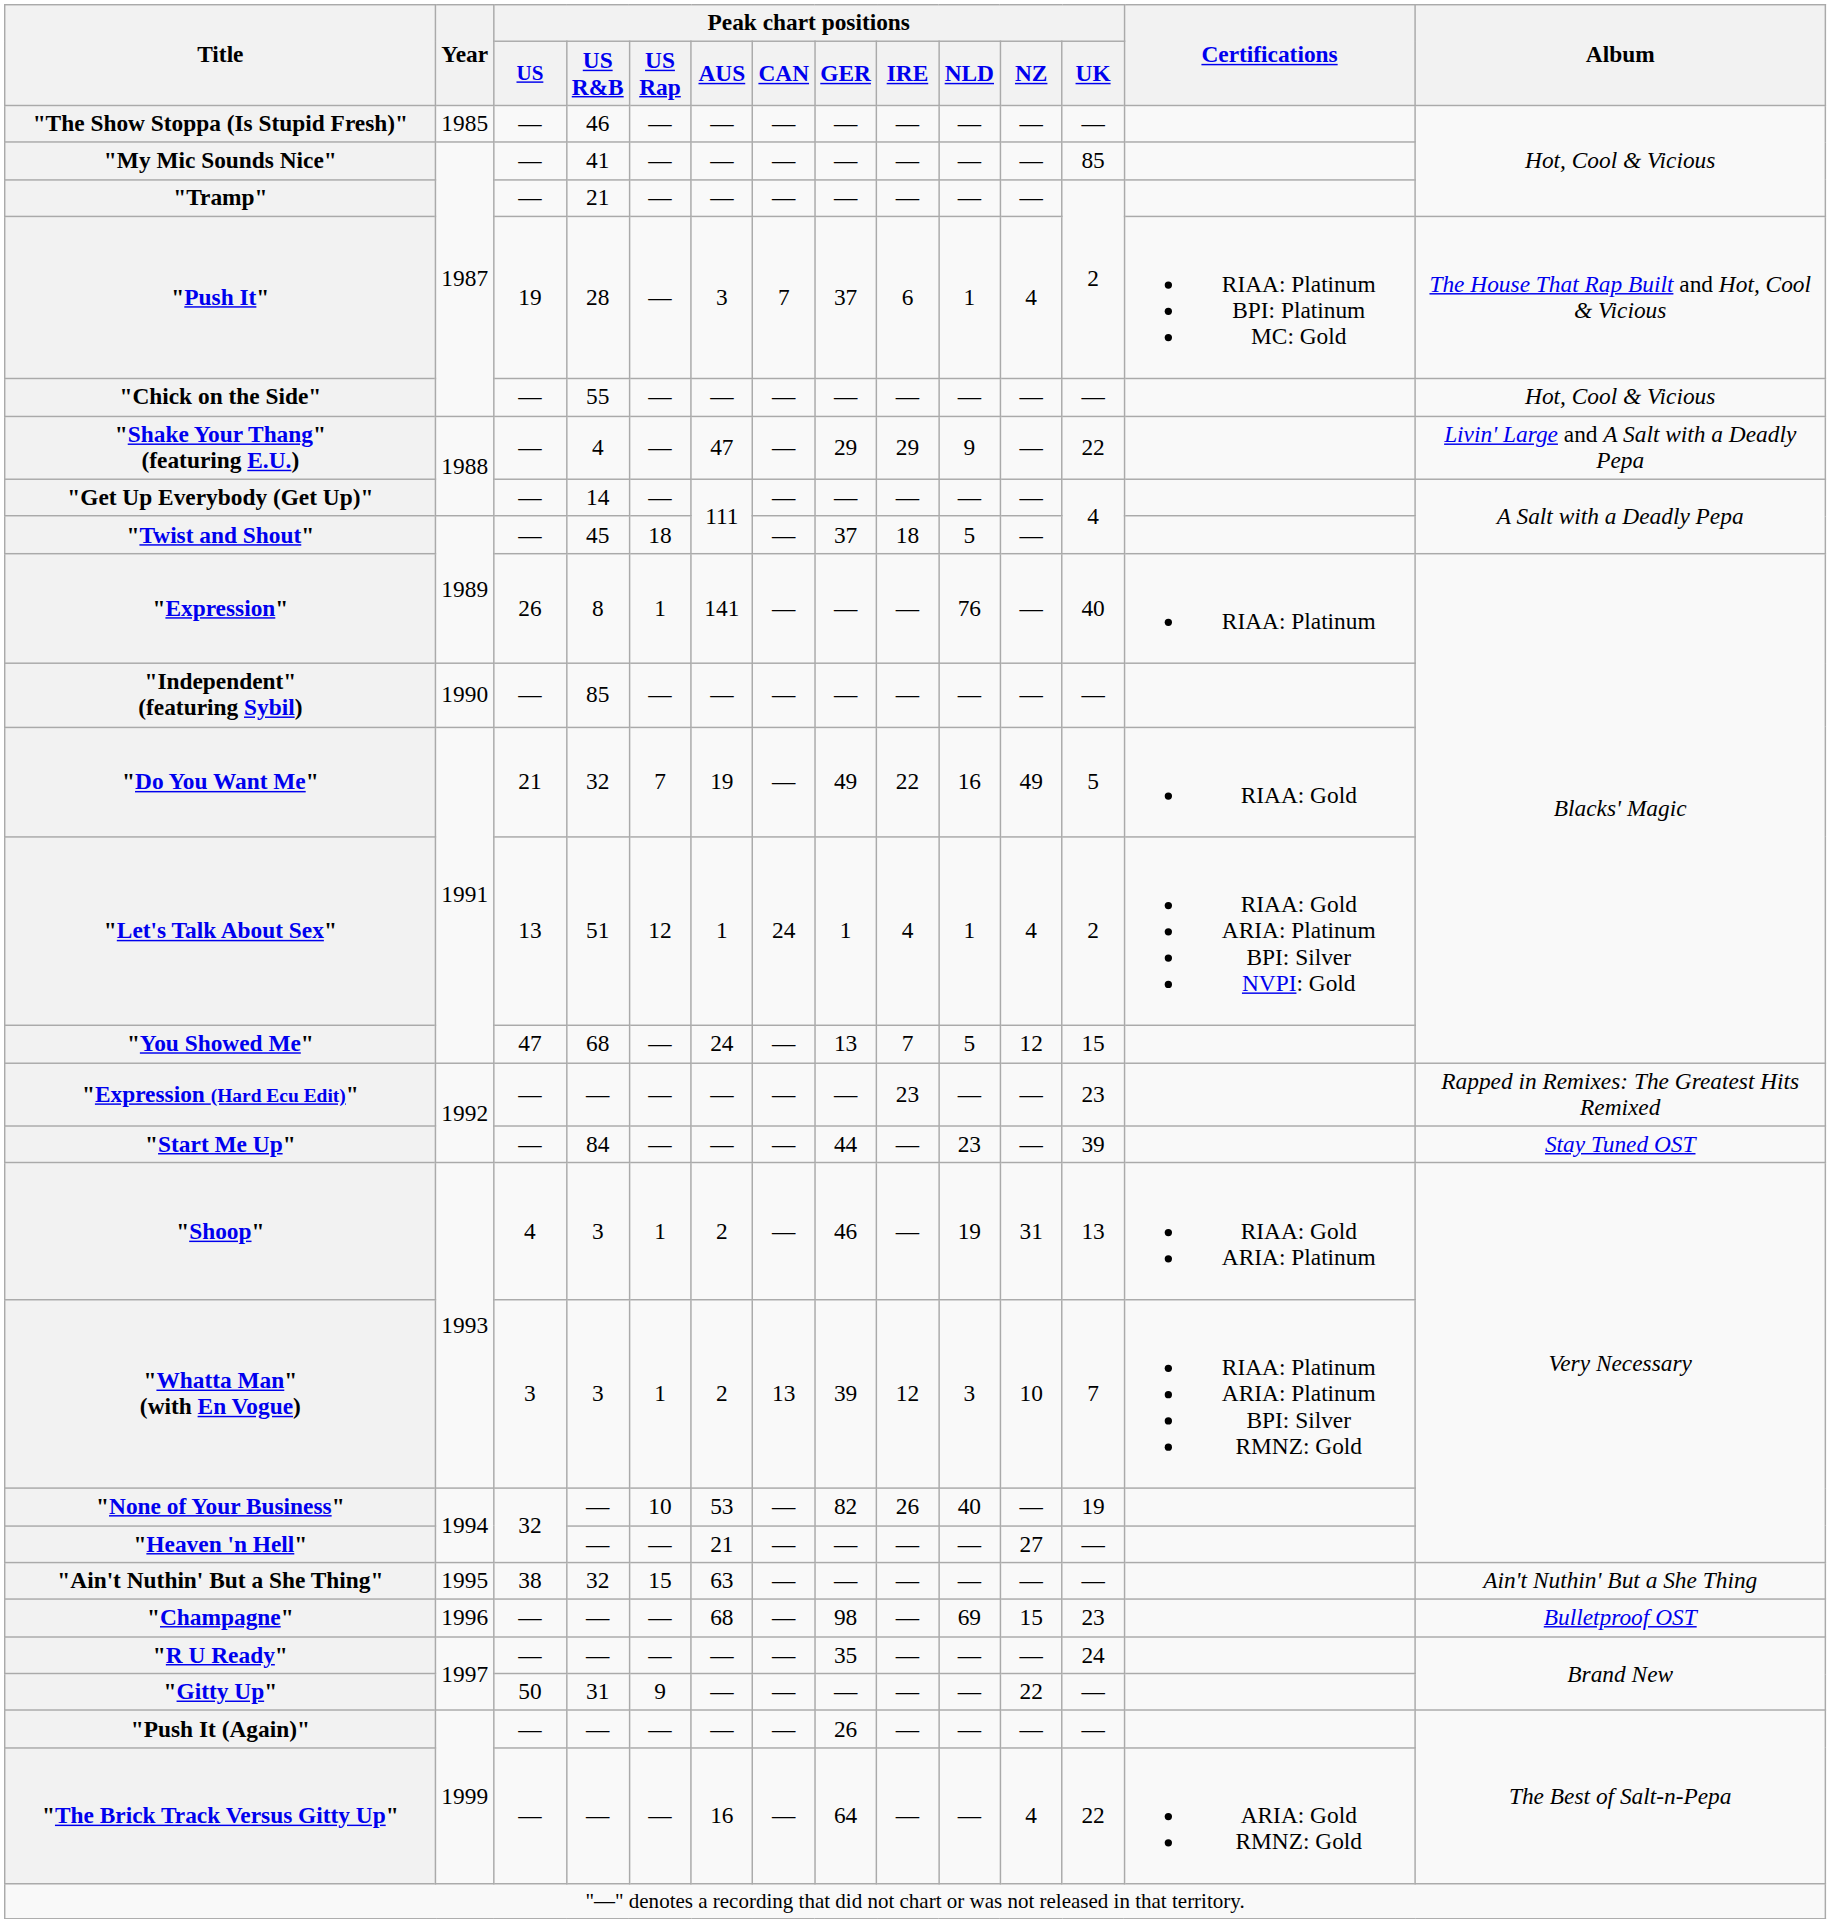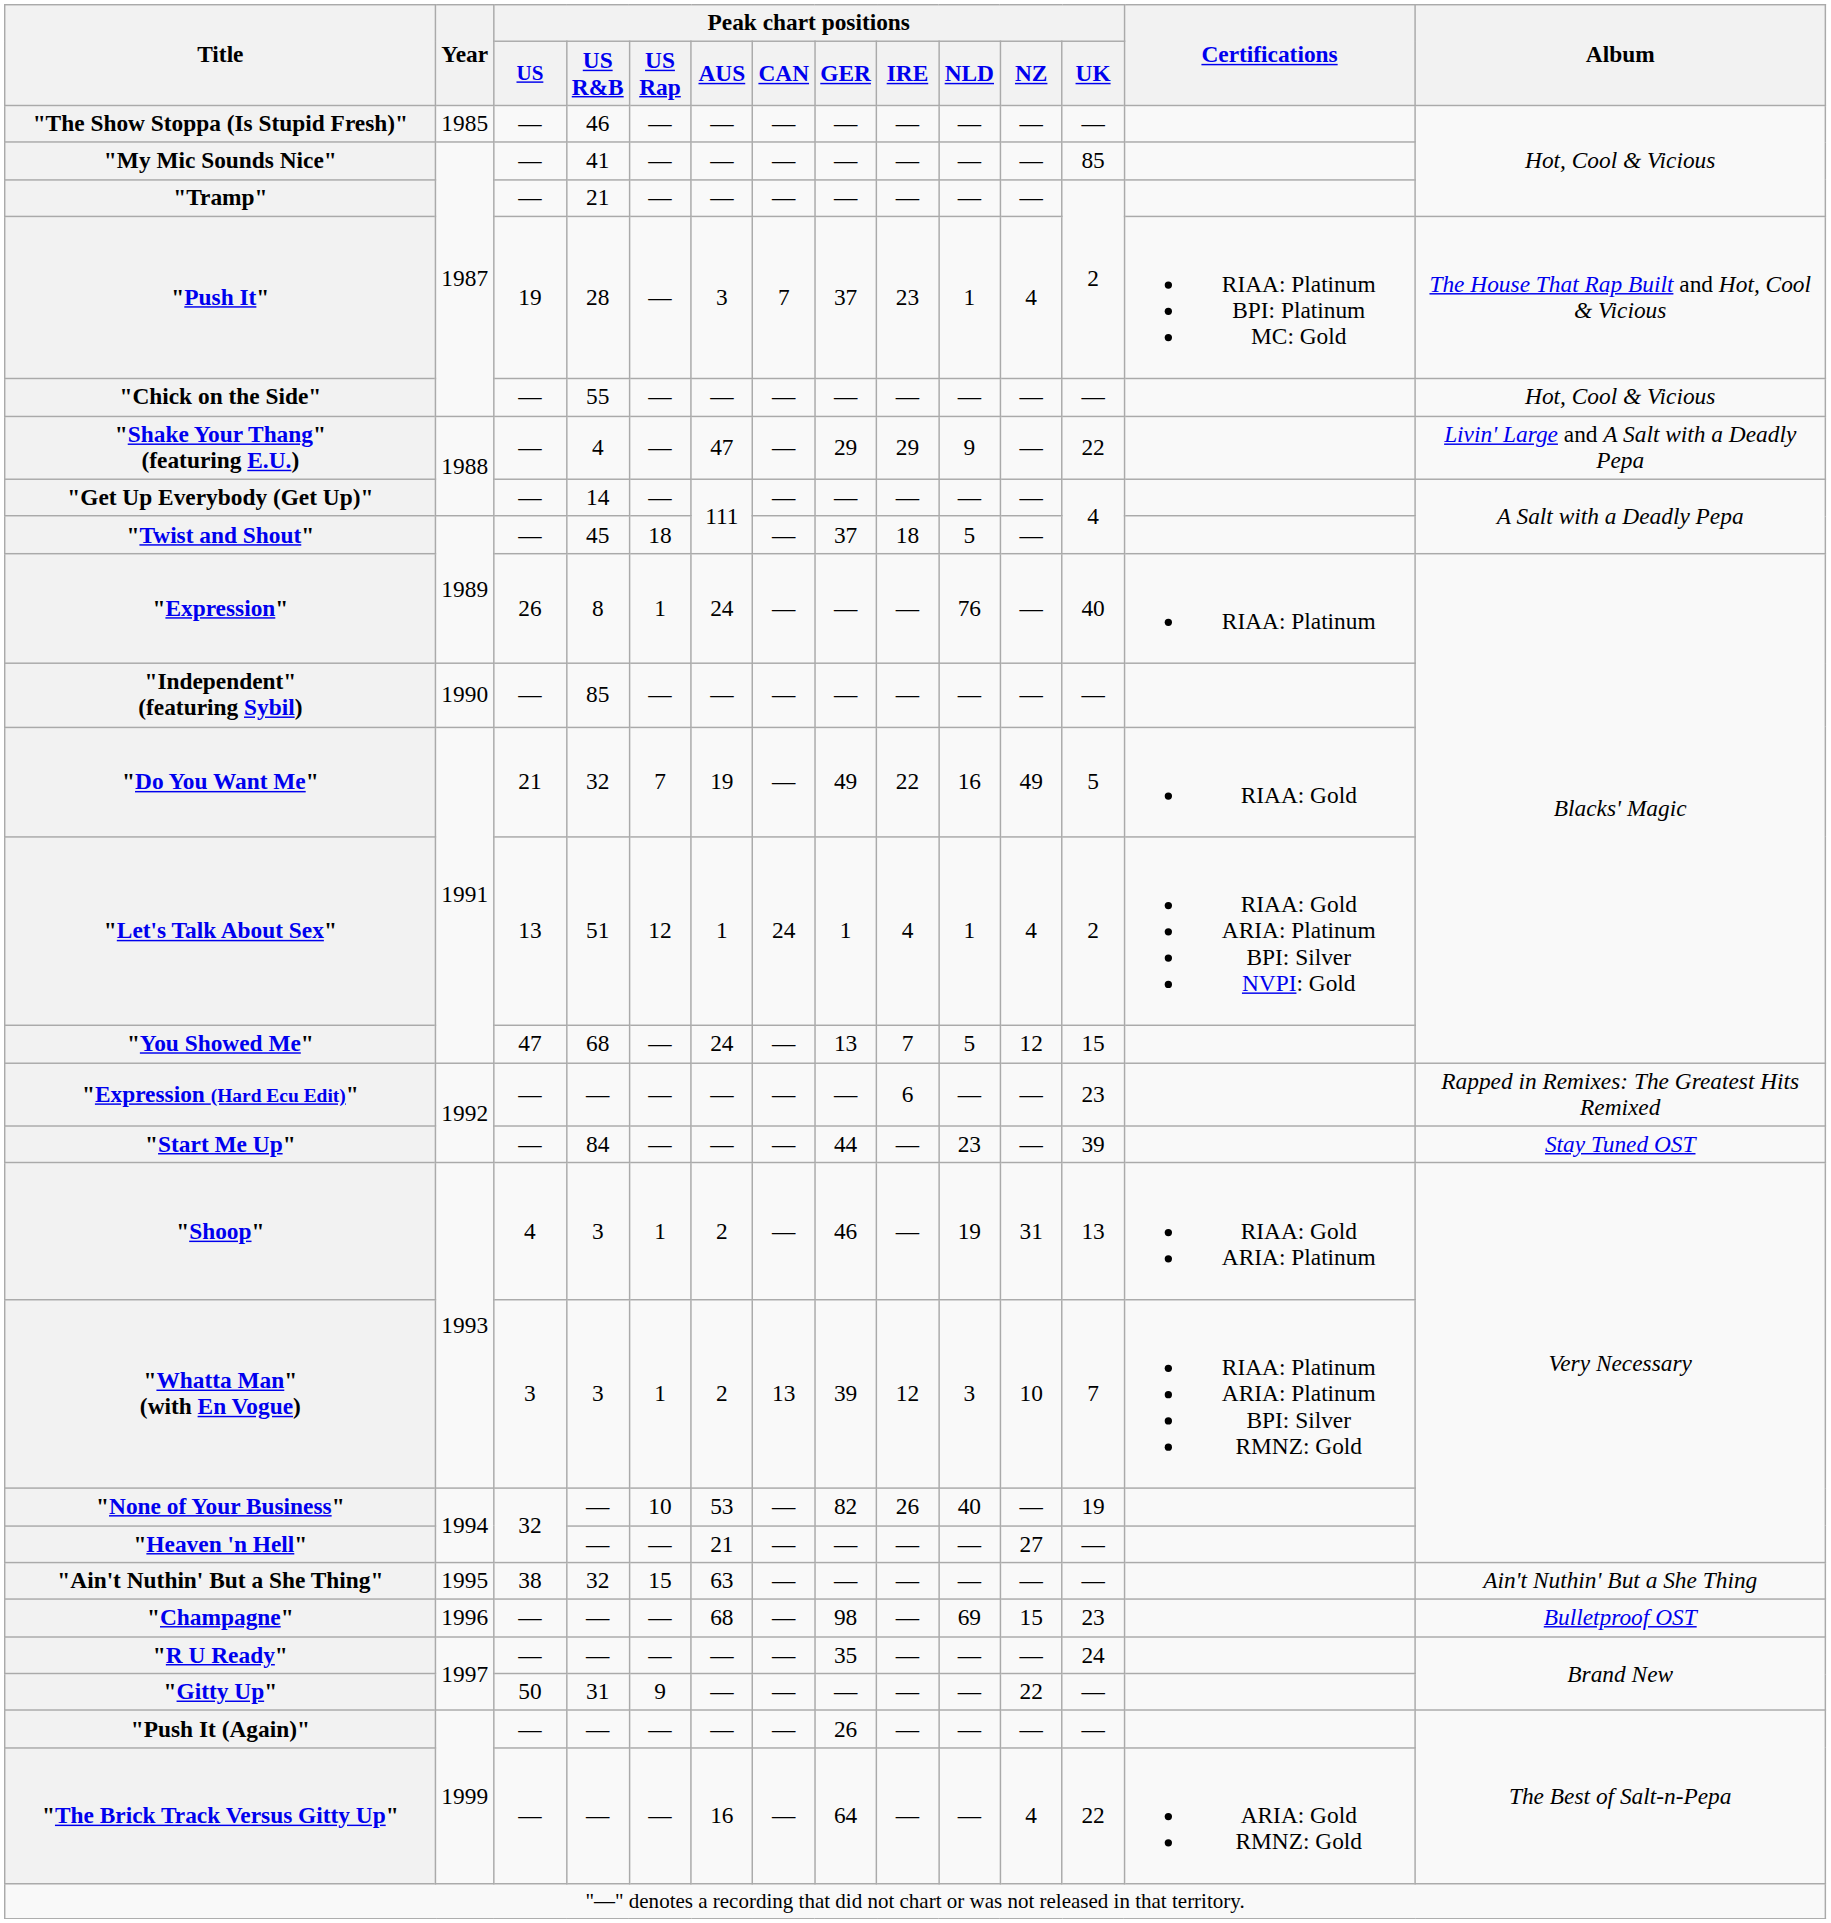(907, 297) 6 -> (907, 297) 23
(722, 608) 141 -> (722, 608) 24
(907, 1094) 23 -> (907, 1094) 6
